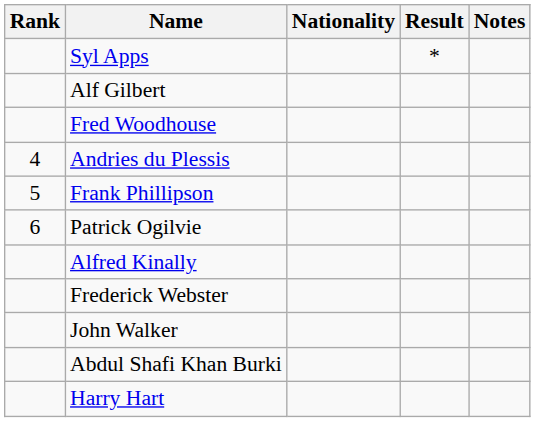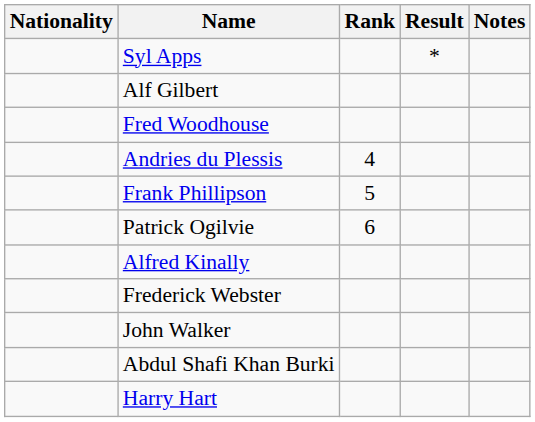columns swapped: (35, 21) <-> (343, 21)
